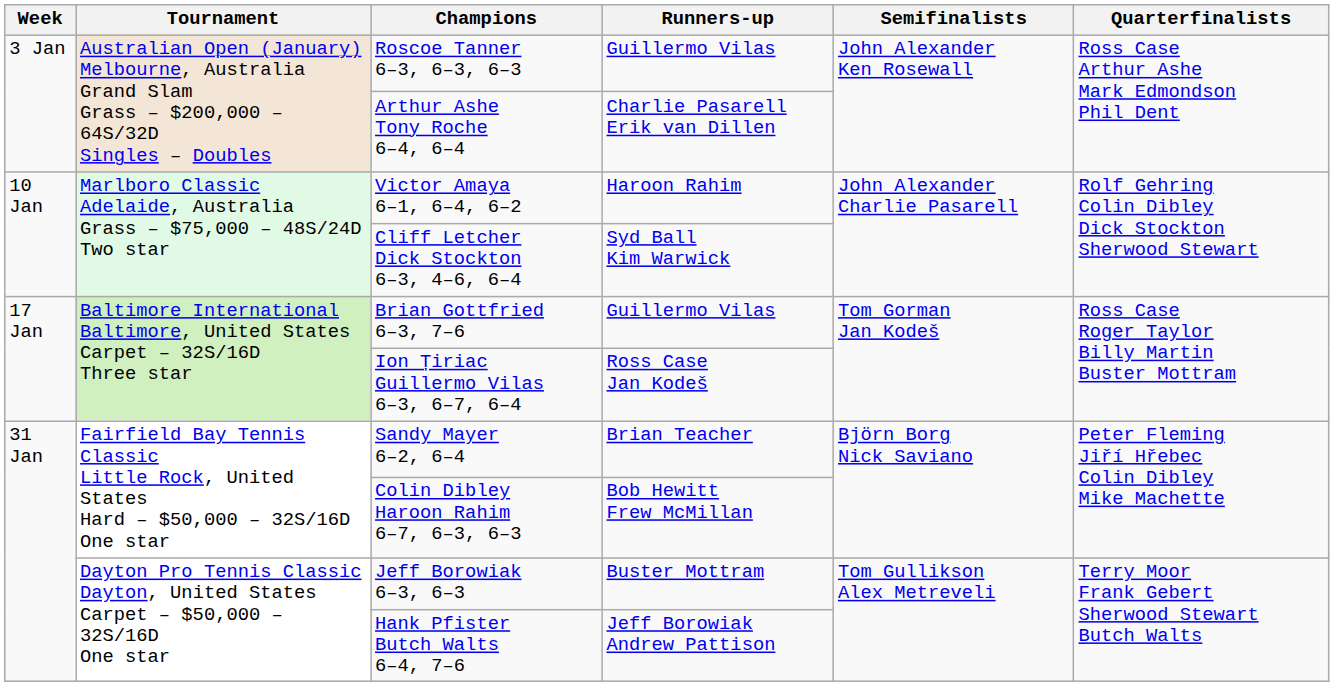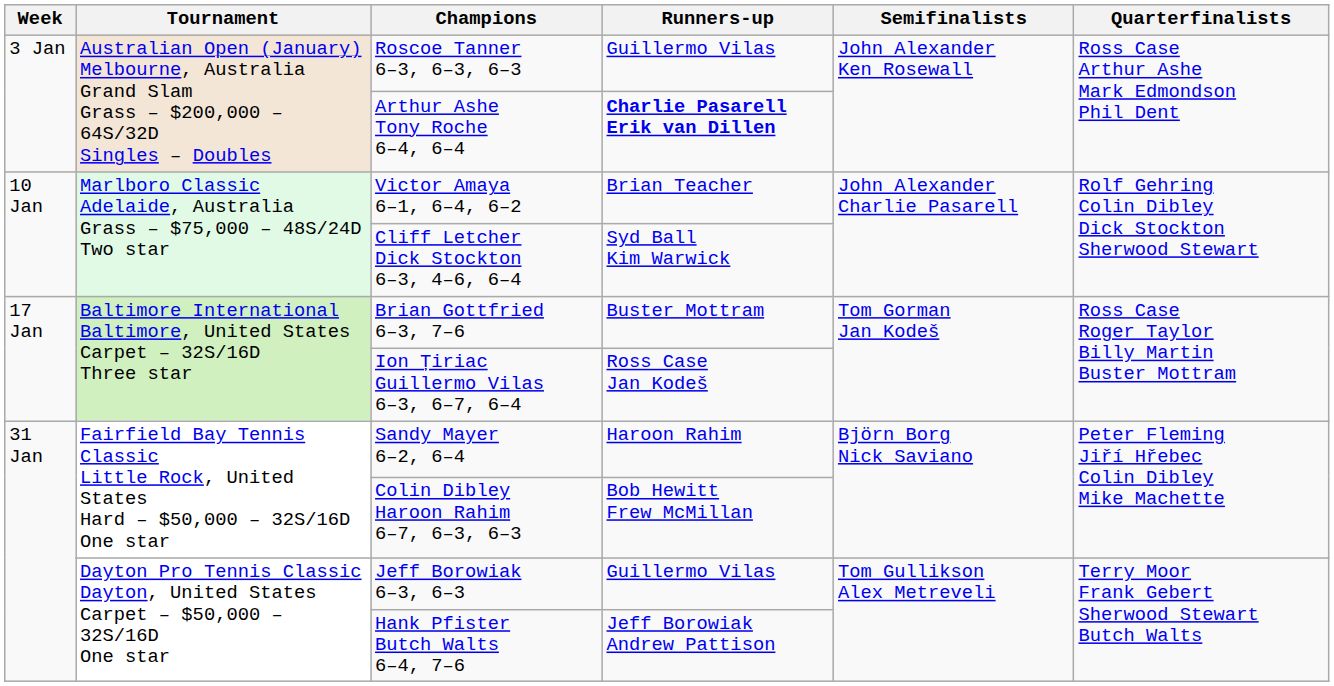(697, 118) normal -> (697, 118) bold
(674, 187) Haroon Rahim -> (680, 187) Brian Teacher
(691, 312) Guillermo Vilas -> (685, 312) Buster Mottram
(680, 436) Brian Teacher -> (674, 436) Haroon Rahim
(685, 573) Buster Mottram -> (691, 573) Guillermo Vilas
